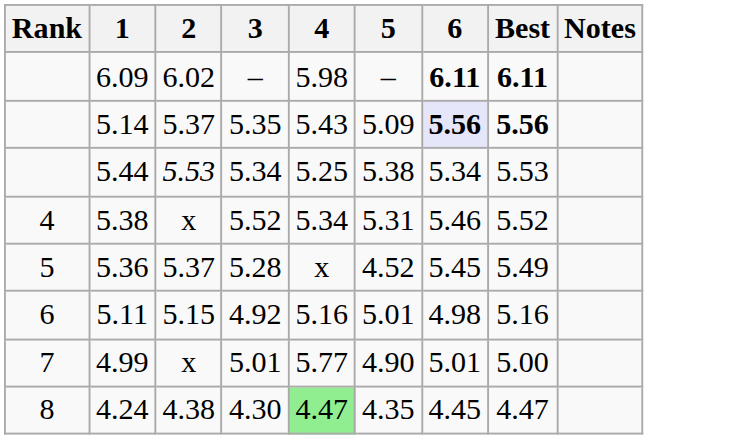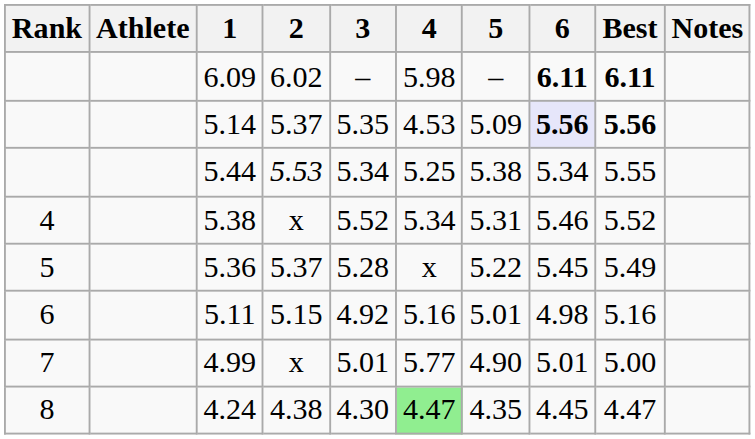+ column: (143, 28)
(322, 123) 5.43 -> (429, 123) 4.53
(523, 171) 5.53 -> (630, 171) 5.55
(388, 266) 4.52 -> (496, 266) 5.22
